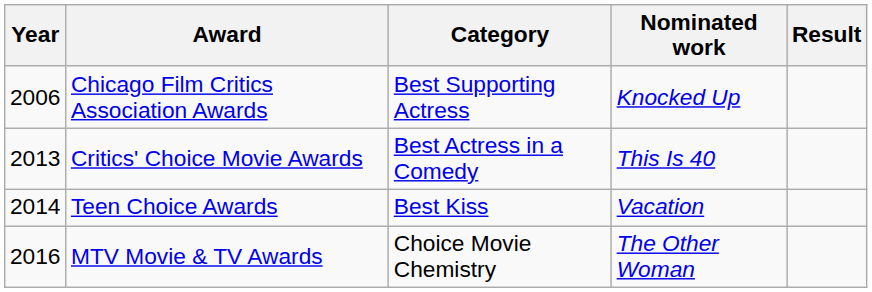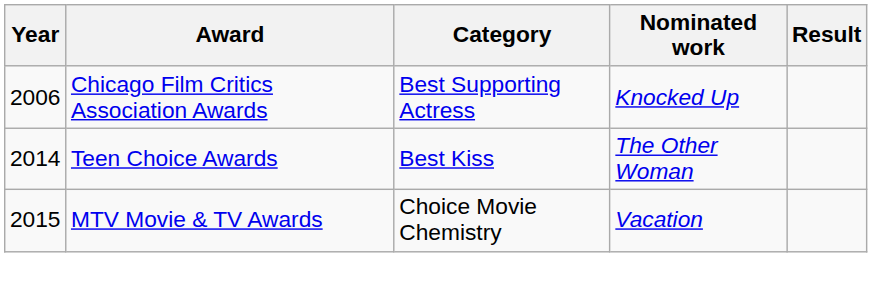- row: (217, 158)
(660, 207) Vacation -> (666, 158) The Other Woman
(35, 256) 2016 -> (35, 220) 2015
(668, 256) The Other Woman -> (659, 220) Vacation
